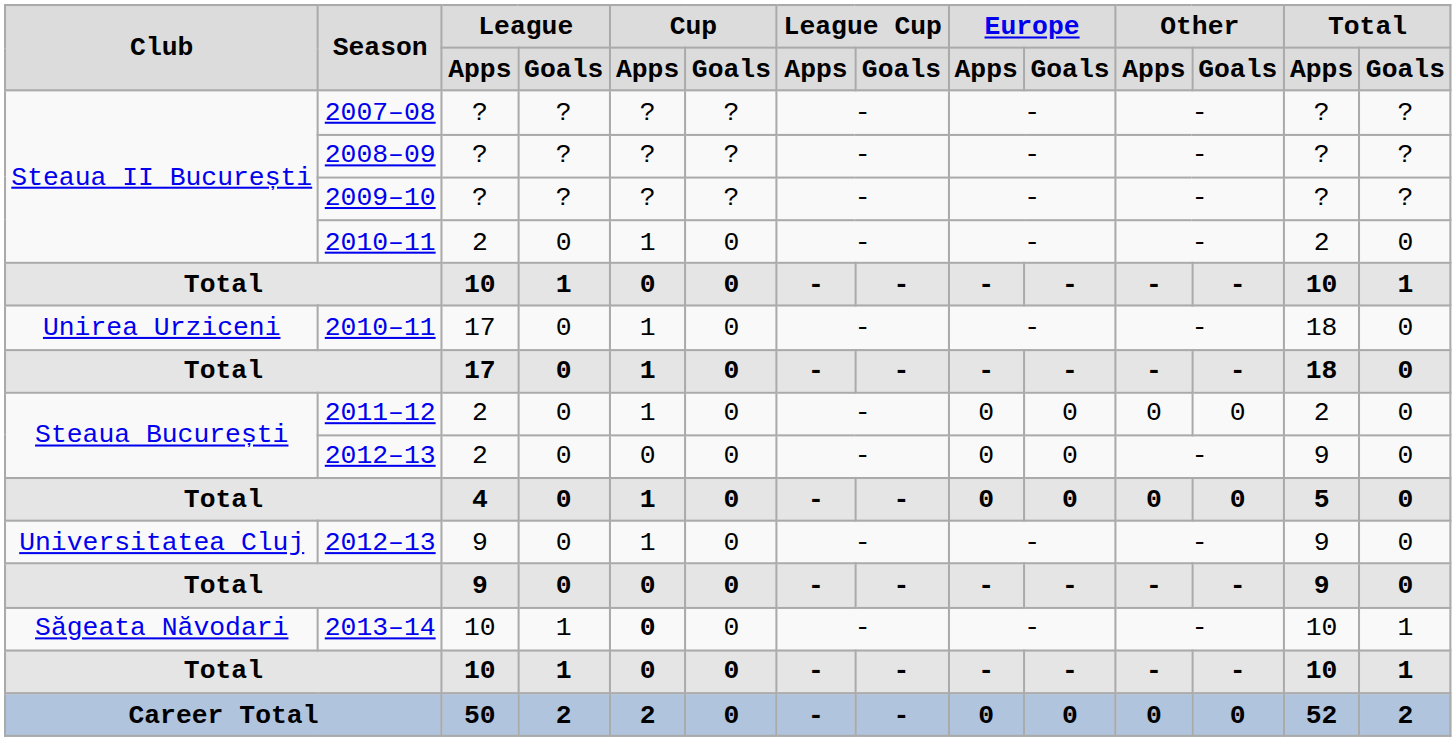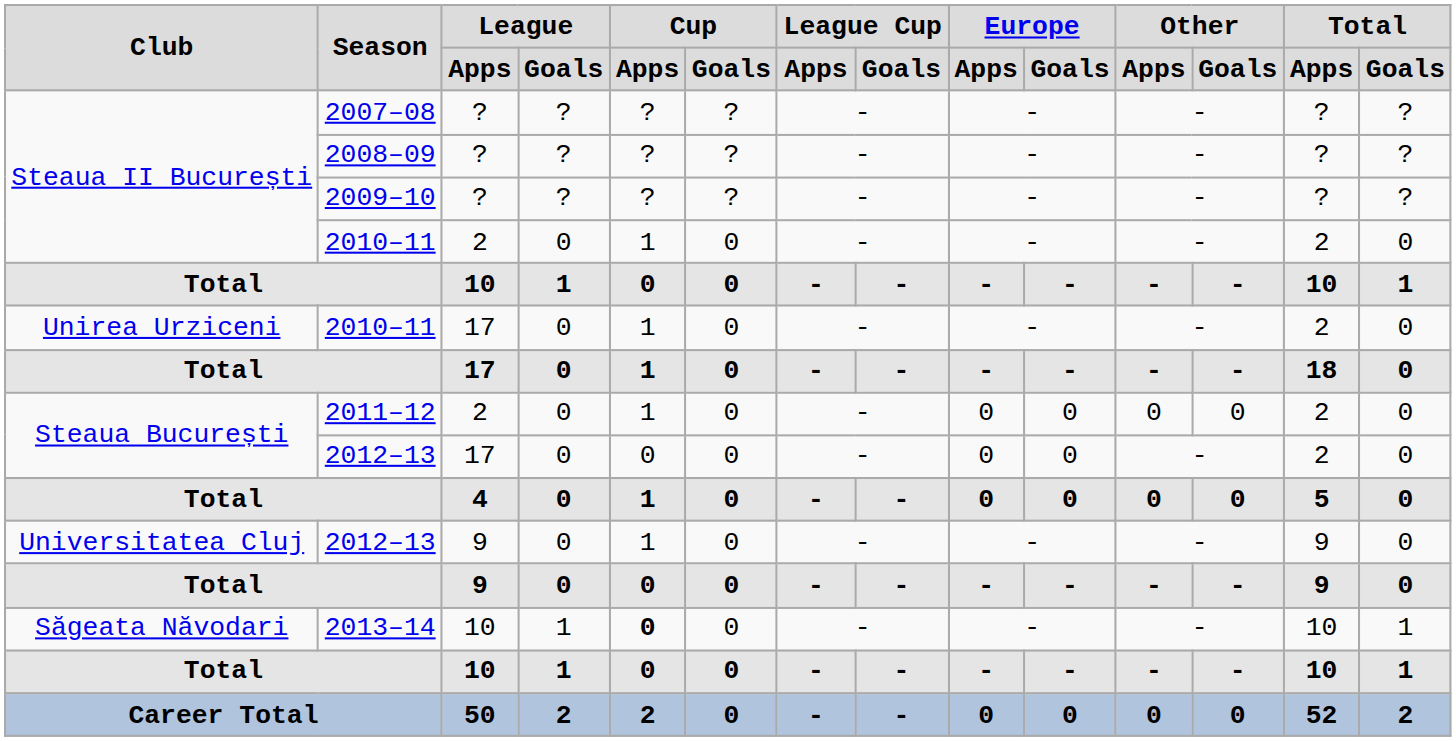(1322, 328) 18 -> (1322, 328) 2
(480, 457) 2 -> (480, 457) 17
(1322, 457) 9 -> (1322, 457) 2
